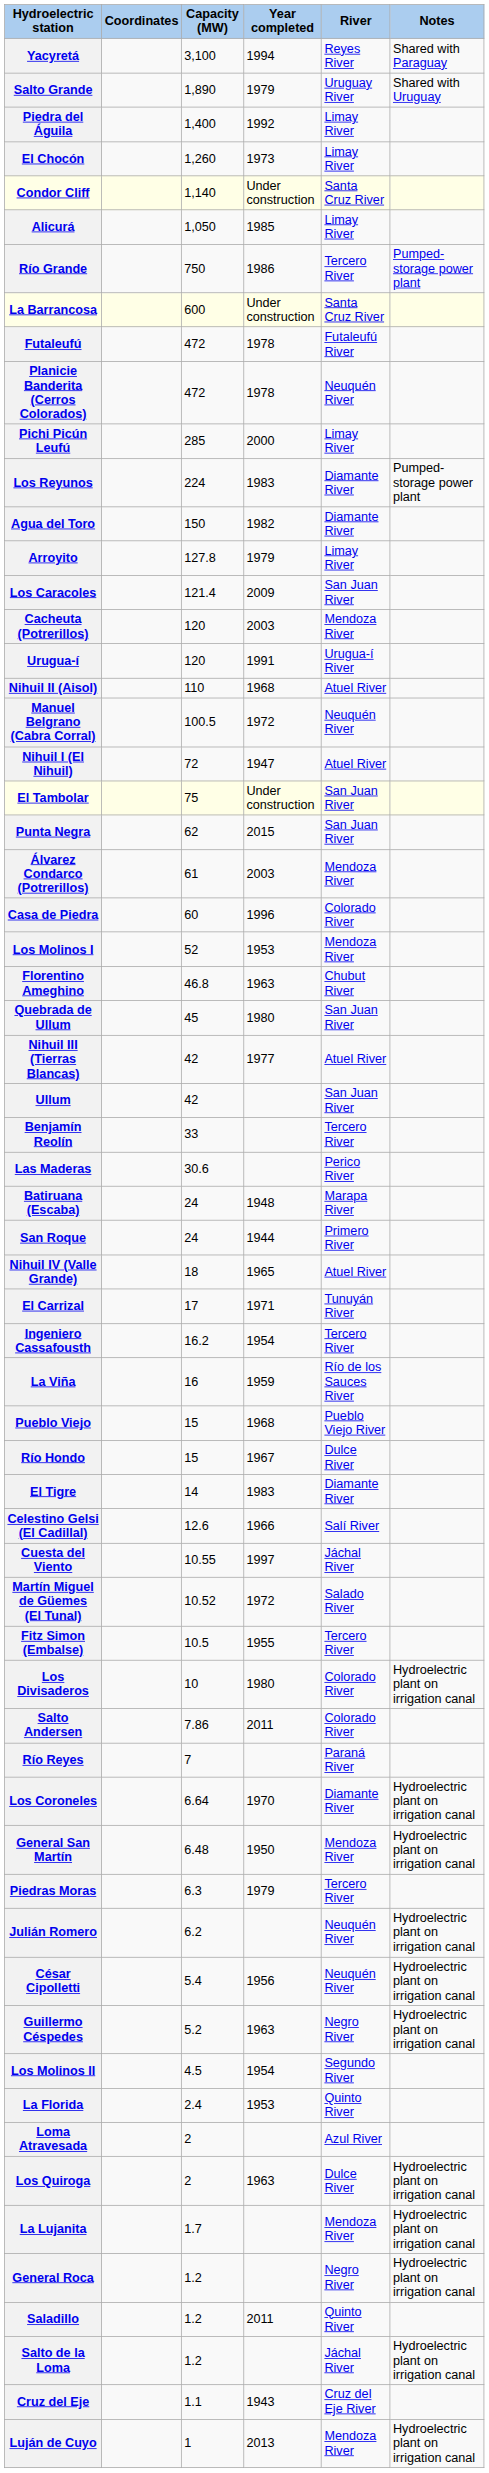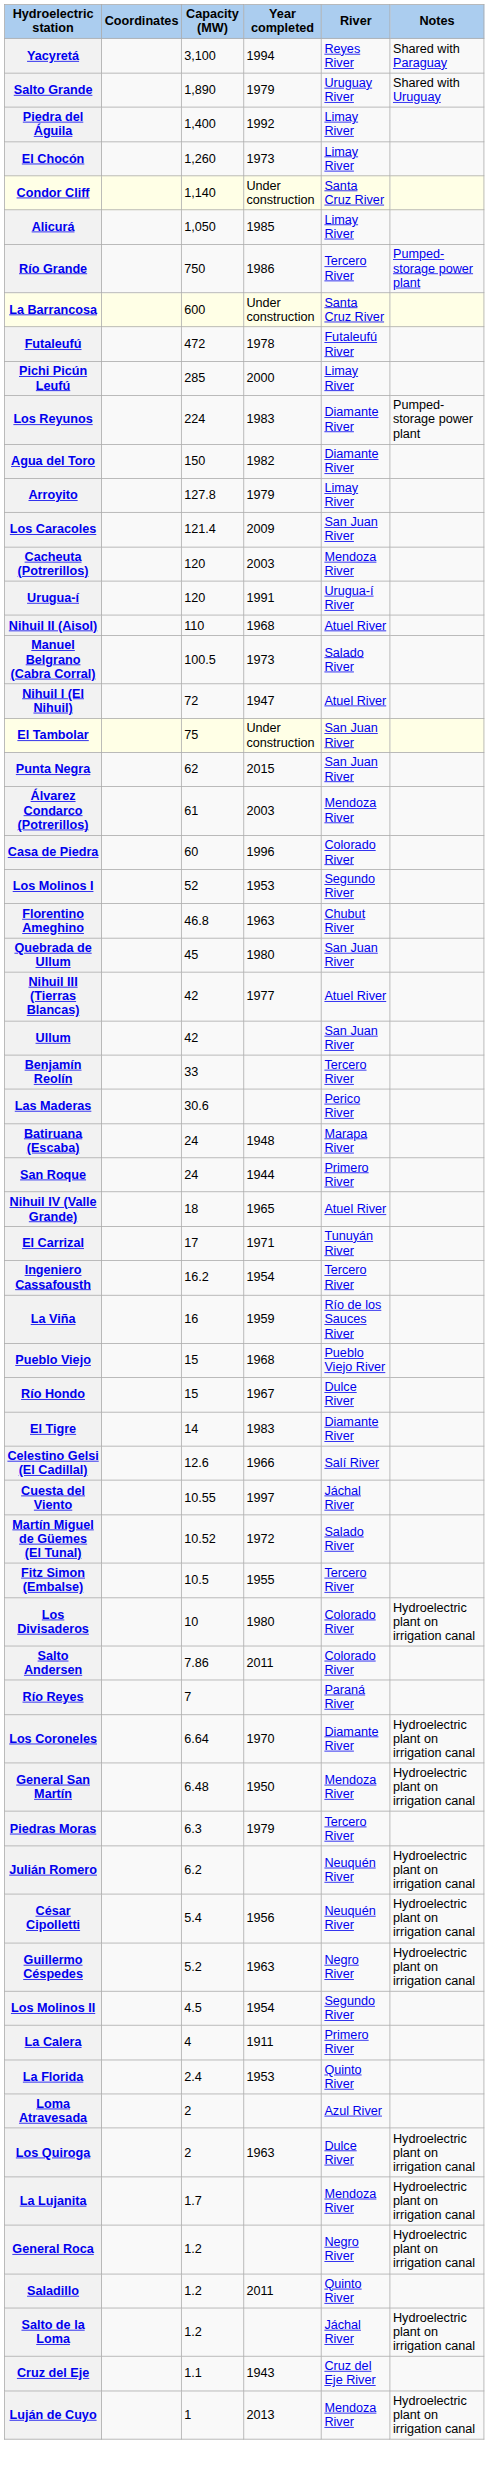- row: (53, 392)
(260, 722) 1972 -> (260, 659) 1973
(350, 722) Neuquén River -> (344, 659) Salado River
(350, 949) Mendoza River -> (350, 886) Segundo River
+ row: (53, 2042)
